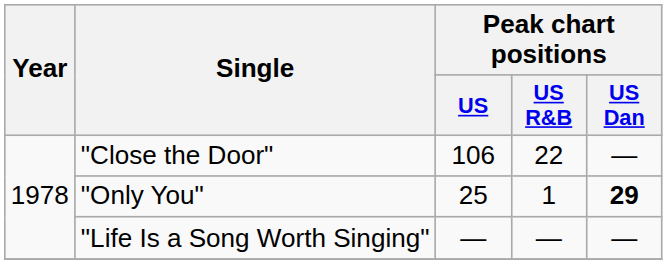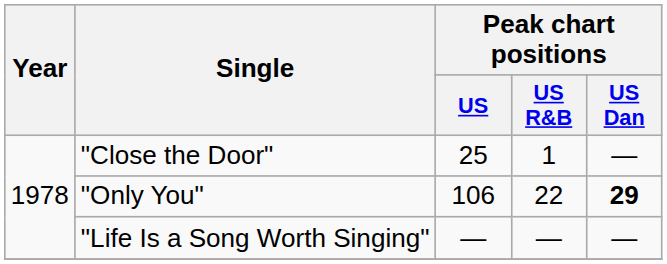(473, 155) 106 -> (473, 155) 25
(549, 155) 22 -> (549, 155) 1
(473, 196) 25 -> (473, 196) 106
(549, 196) 1 -> (549, 196) 22
